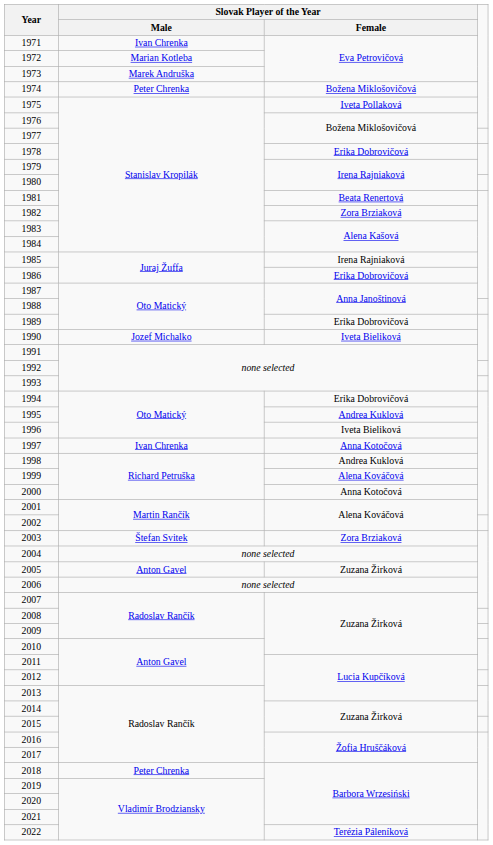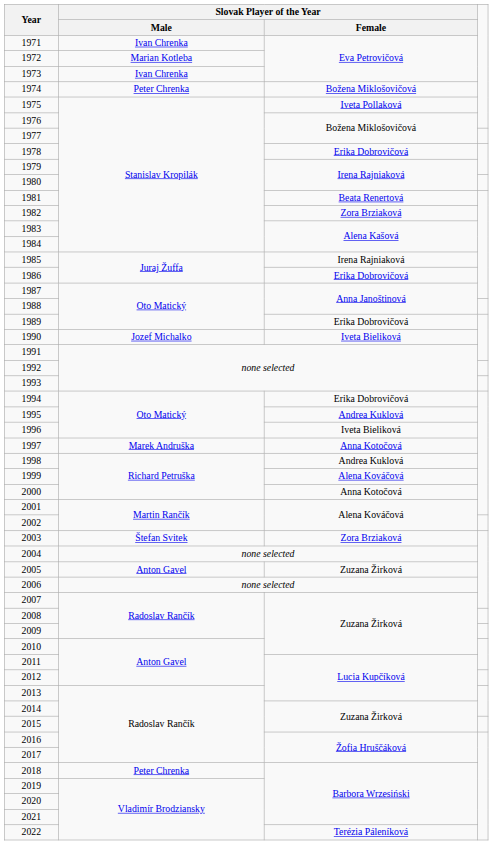(161, 74) Marek Andruška -> (161, 74) Ivan Chrenka
(161, 445) Ivan Chrenka -> (161, 445) Marek Andruška
